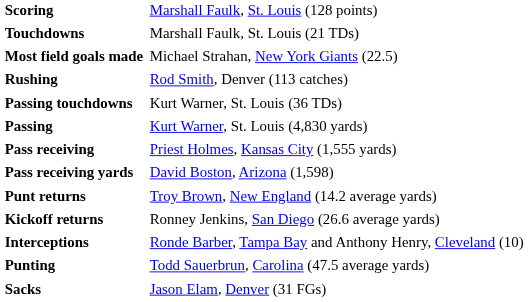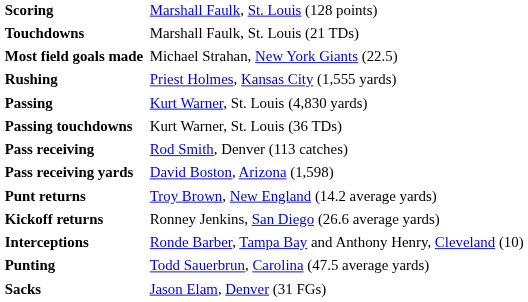(249, 79) Rod Smith, Denver (113 catches) -> (273, 79) Priest Holmes, Kansas City (1,555 yards)
rows swapped: (29, 126) <-> (69, 103)
(273, 149) Priest Holmes, Kansas City (1,555 yards) -> (249, 149) Rod Smith, Denver (113 catches)
